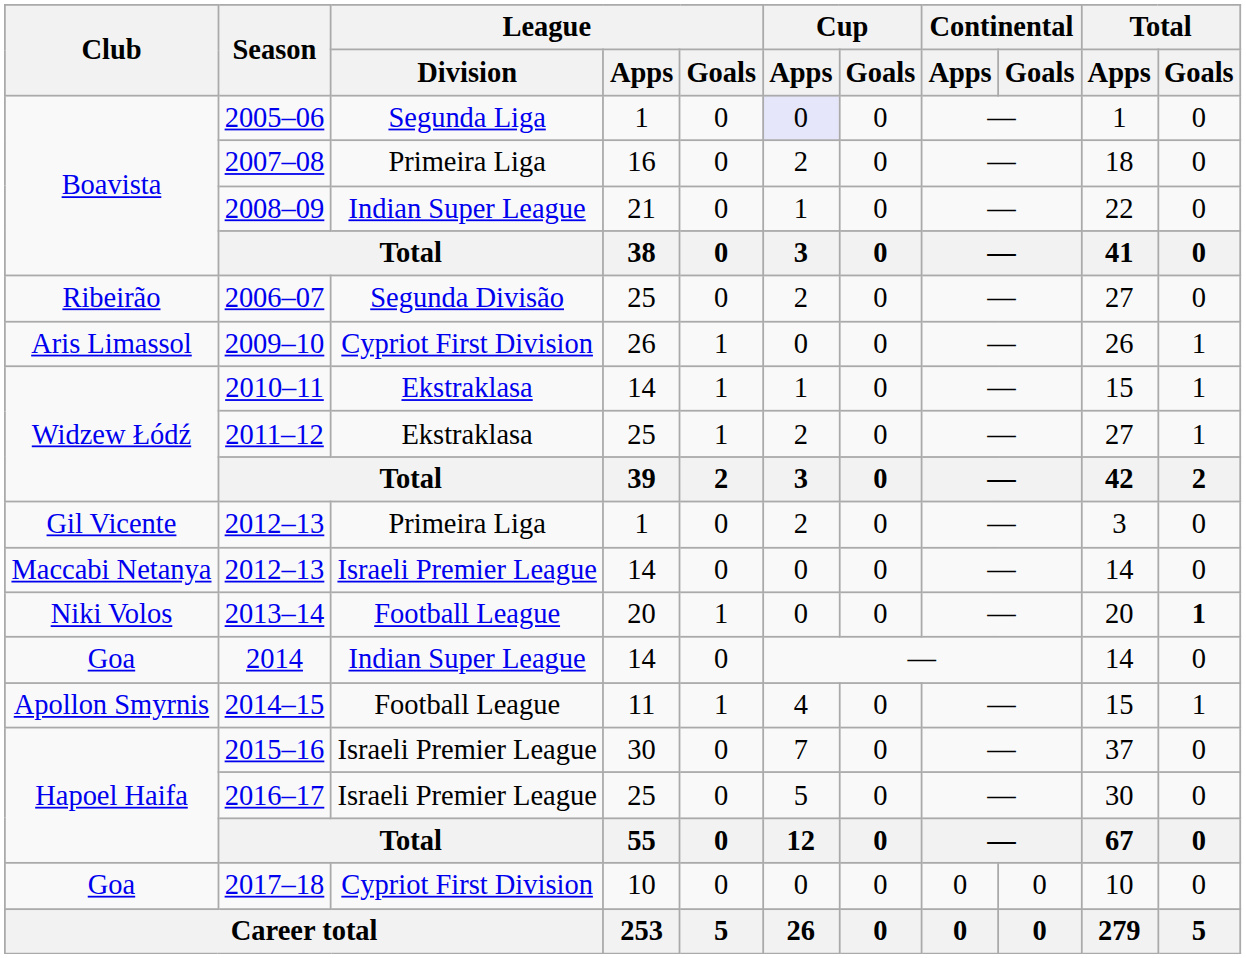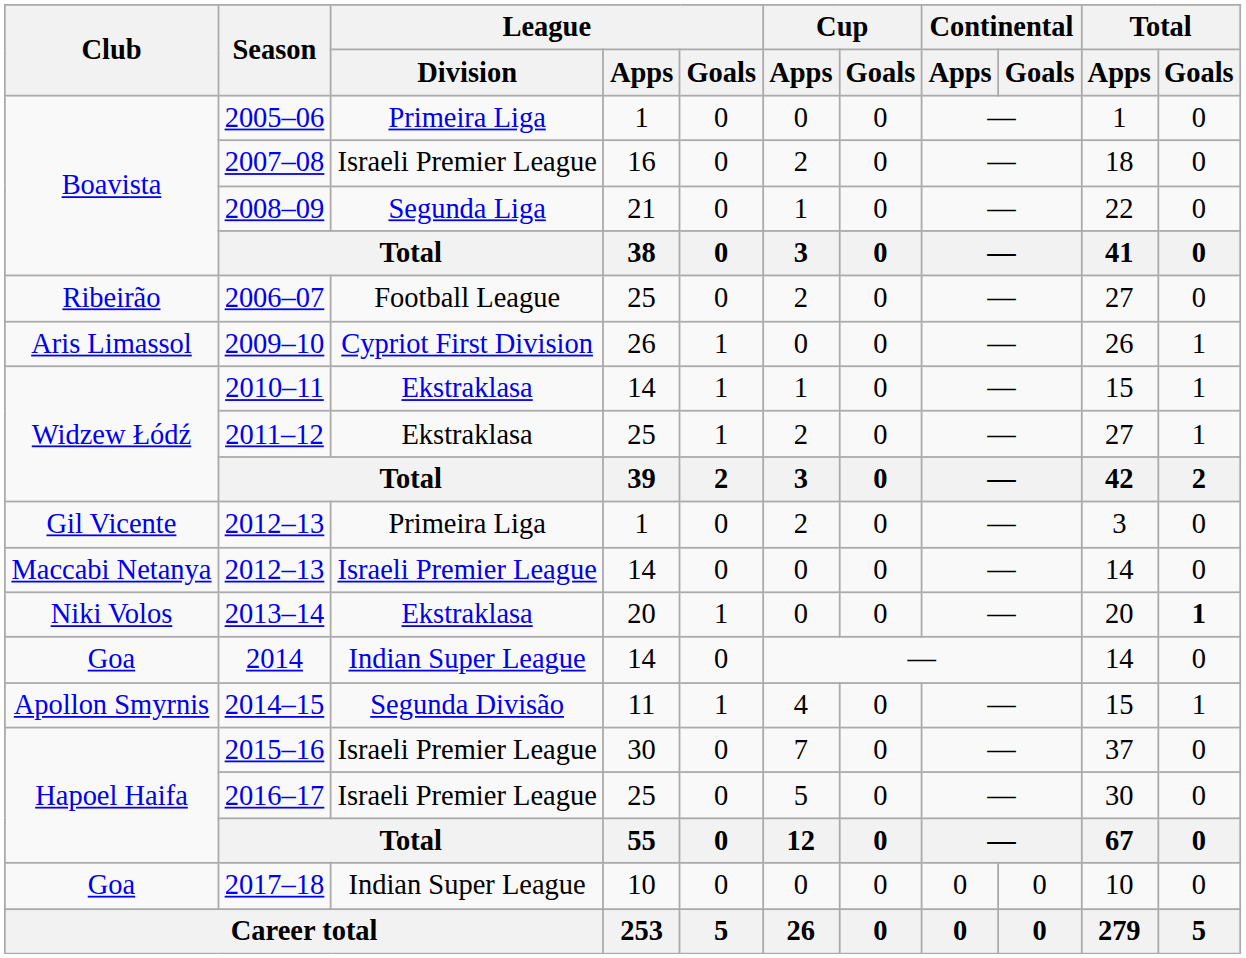(467, 117) Segunda Liga -> (467, 117) Primeira Liga
(801, 117) lavender background -> (801, 117) no background
(467, 162) Primeira Liga -> (467, 162) Israeli Premier League
(467, 207) Indian Super League -> (467, 207) Segunda Liga
(467, 298) Segunda Divisão -> (467, 298) Football League
(467, 614) Football League -> (467, 614) Ekstraklasa
(467, 704) Football League -> (467, 704) Segunda Divisão
(467, 885) Cypriot First Division -> (467, 885) Indian Super League
